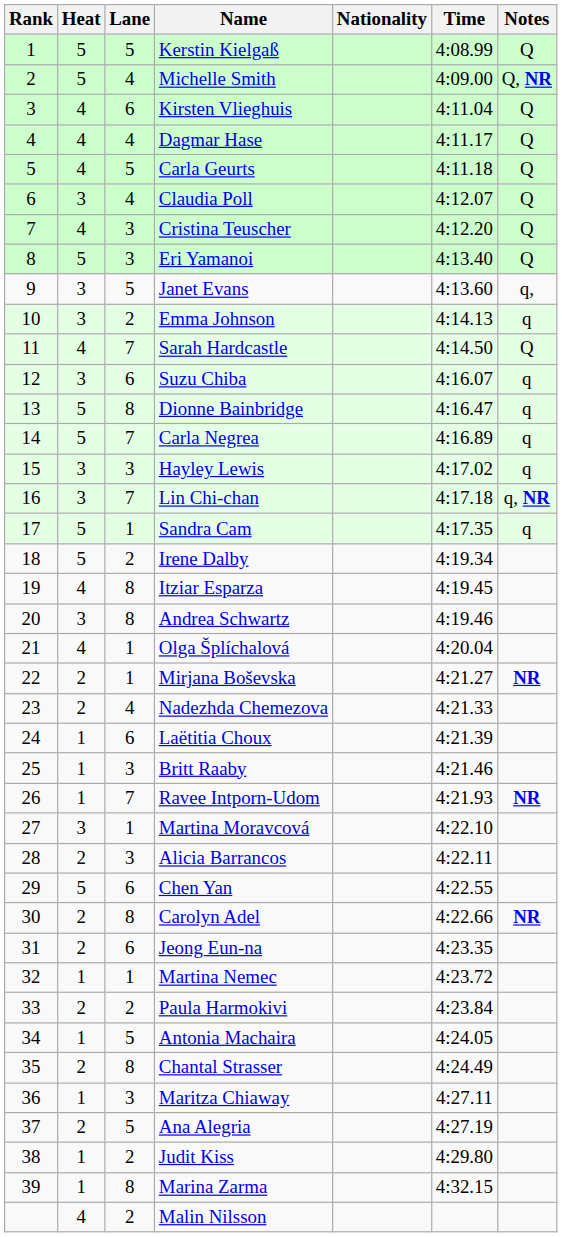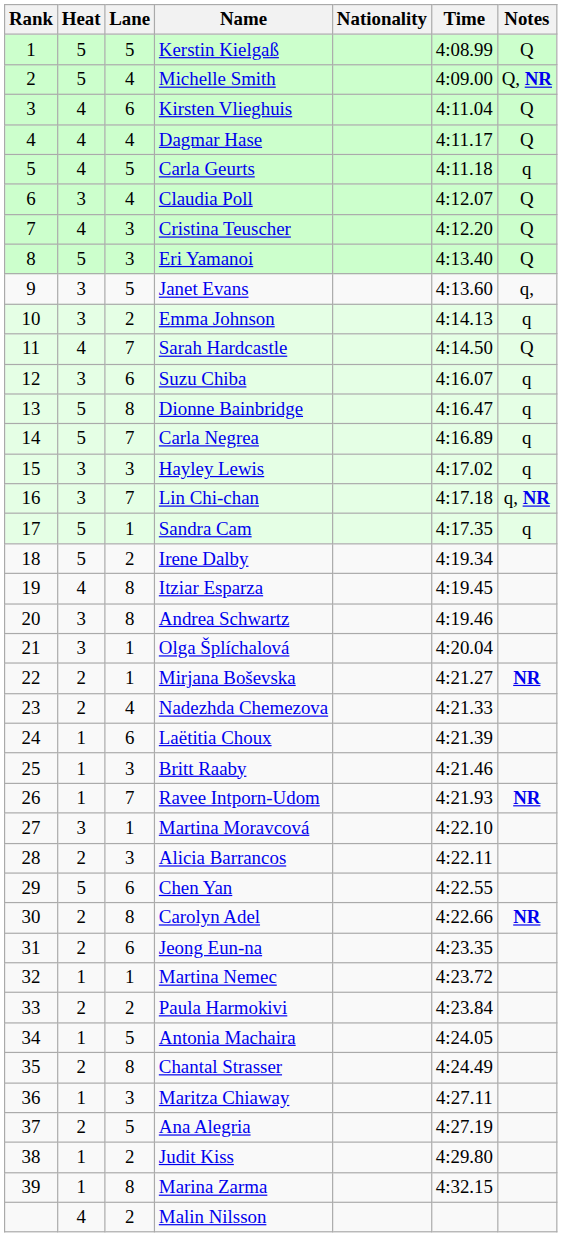(527, 169) Q -> (527, 169) q
(81, 648) 4 -> (81, 648) 3
